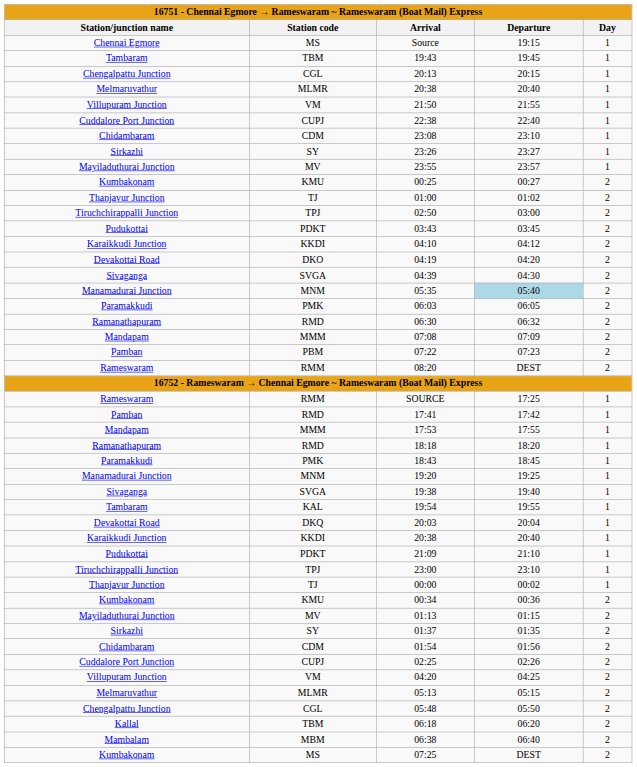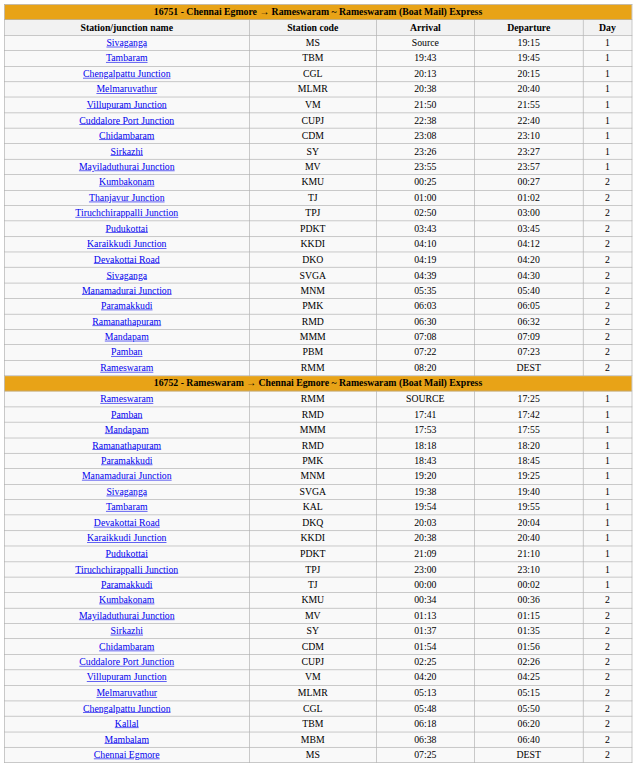(127, 43) Chennai Egmore -> (127, 43) Sivaganga
(529, 290) lightblue background -> (529, 290) no background
(127, 584) Thanjavur Junction -> (127, 584) Paramakkudi
(127, 755) Kumbakonam -> (127, 755) Chennai Egmore
